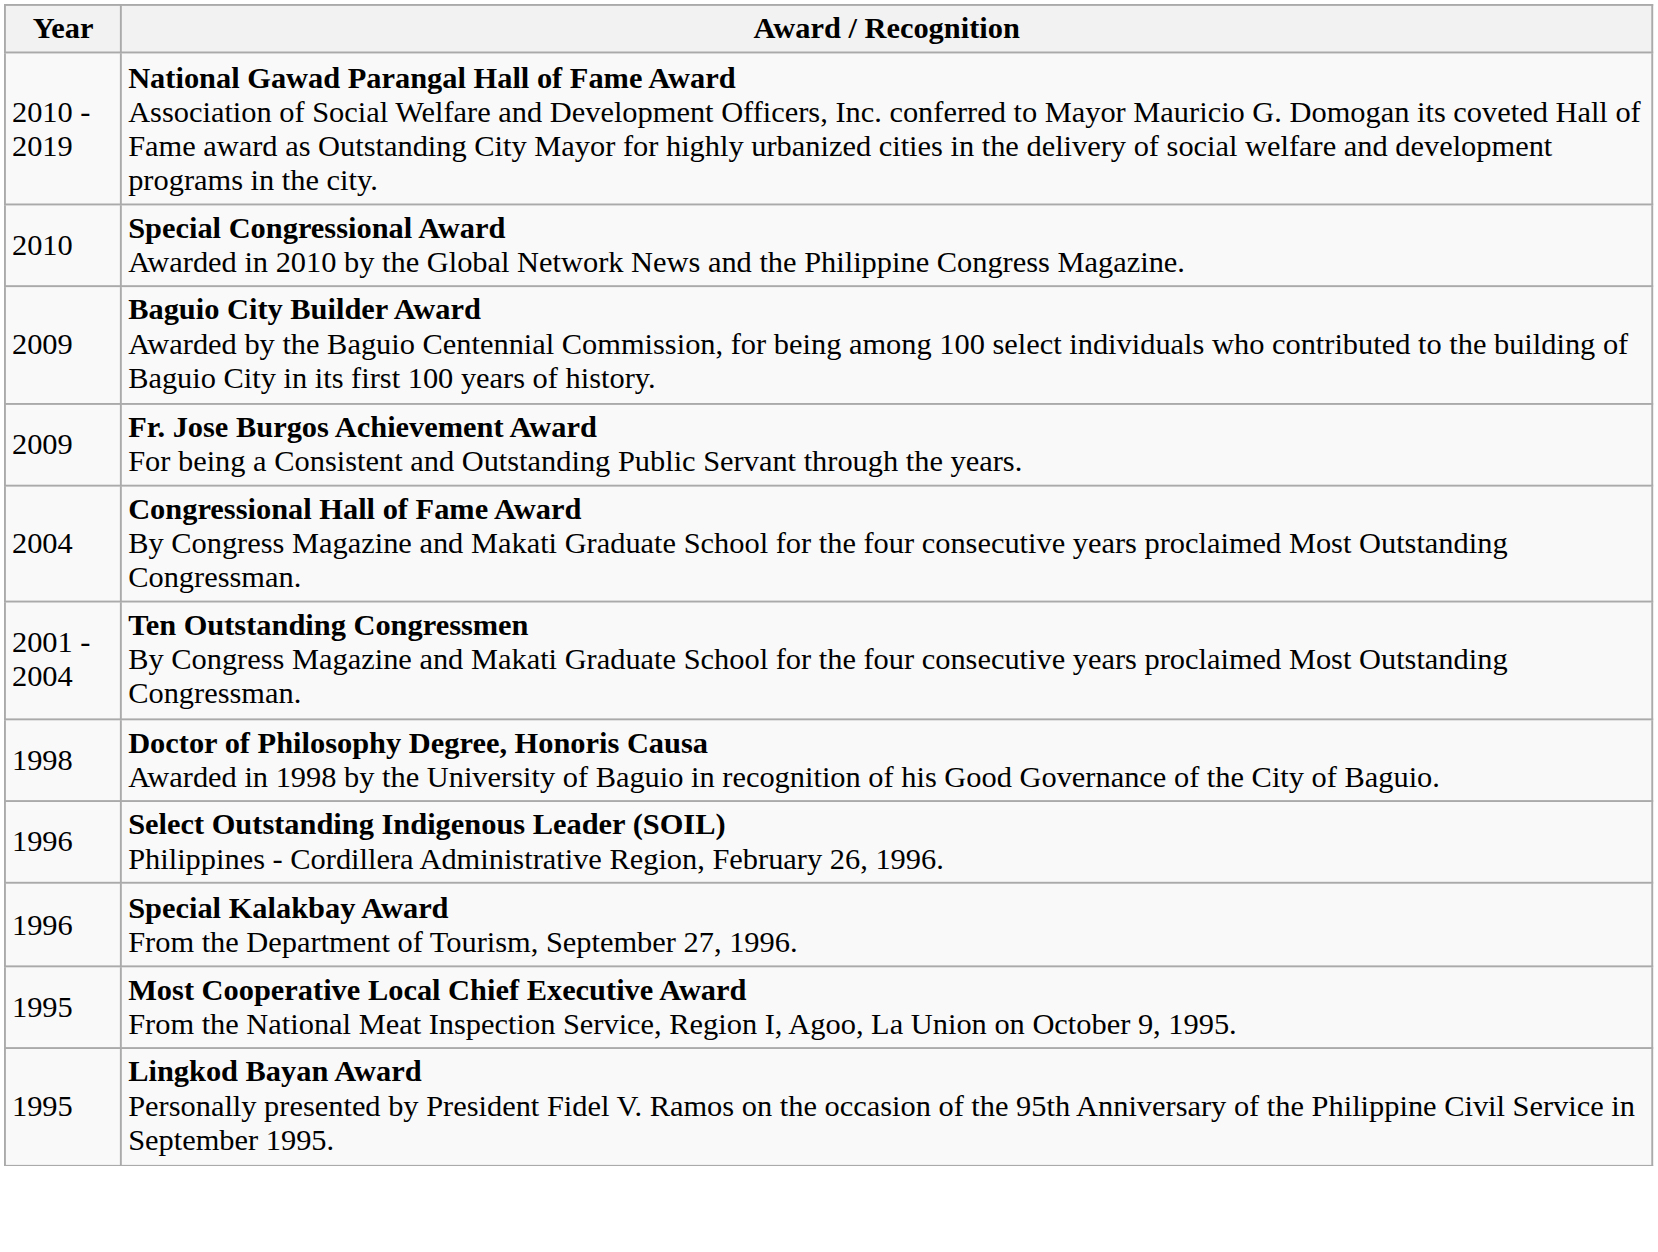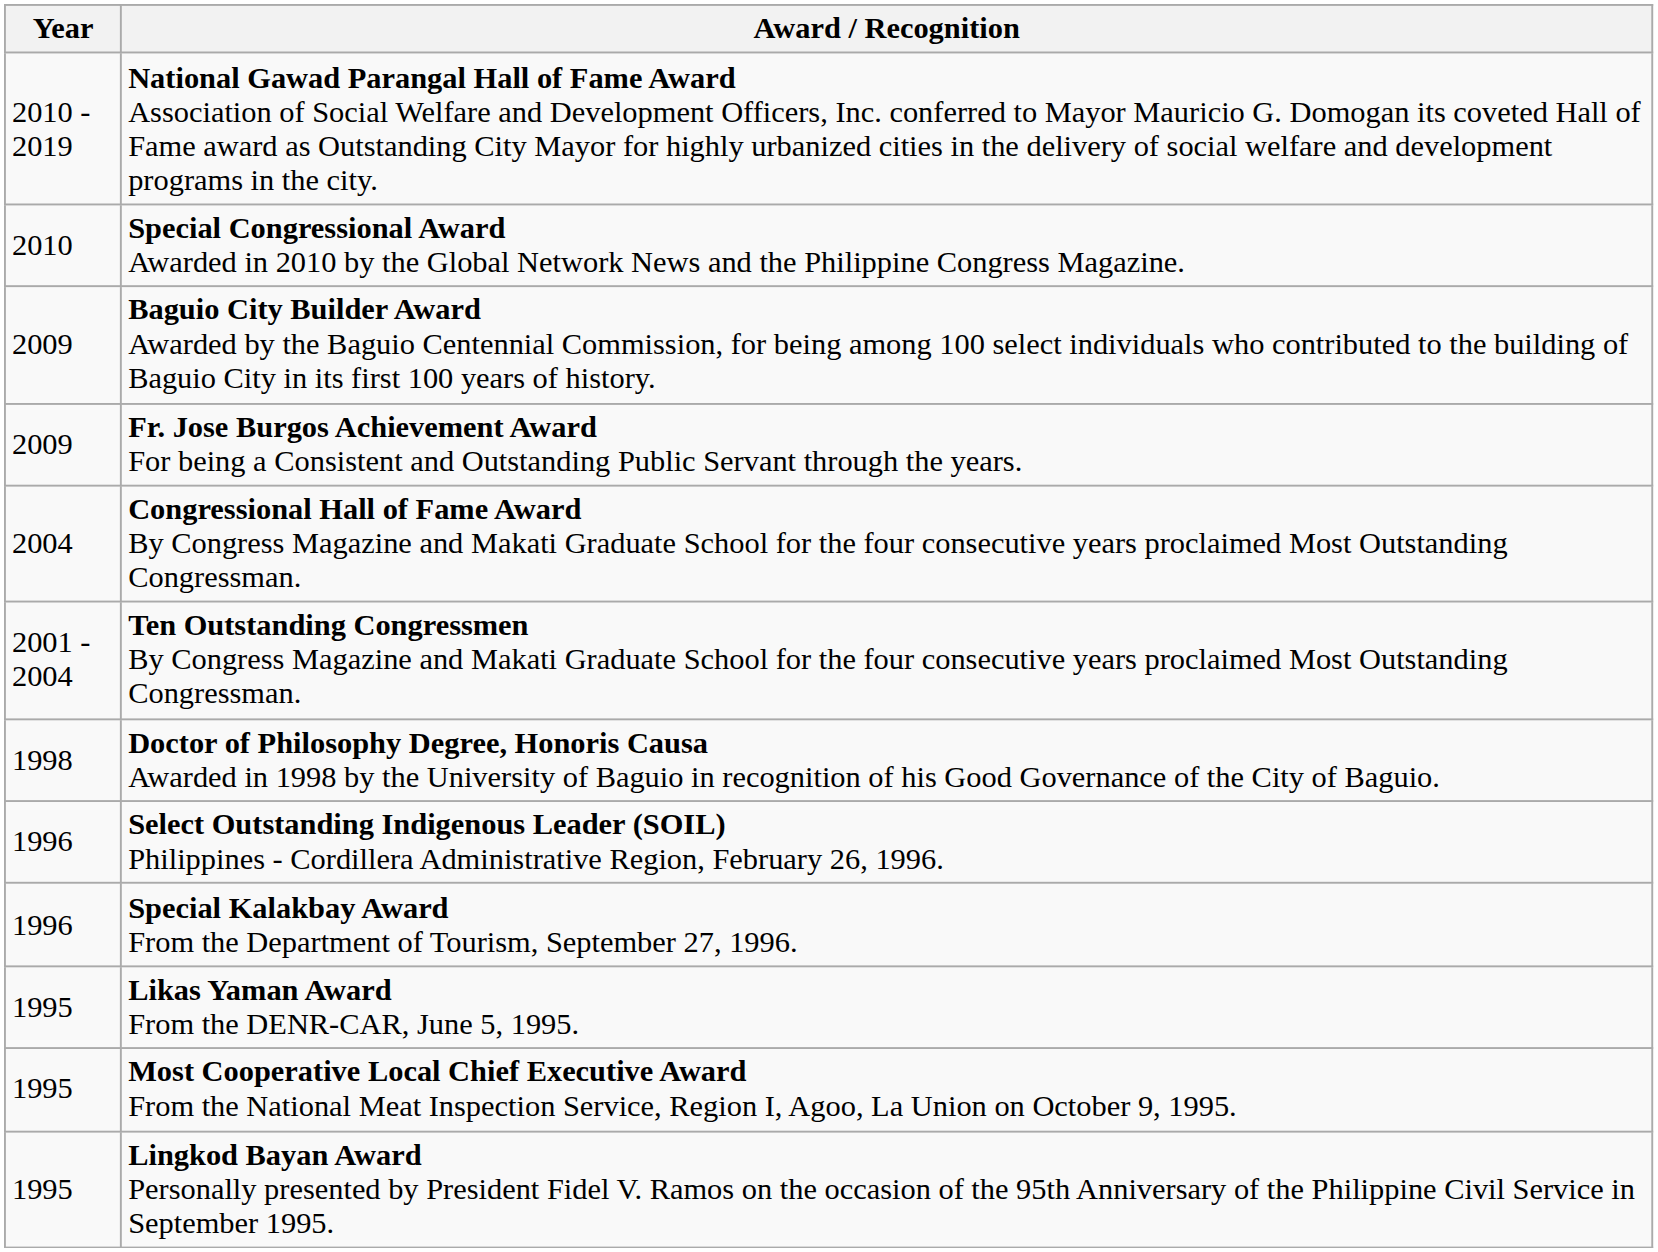+ row: (354, 1006)
